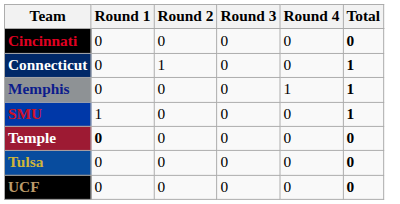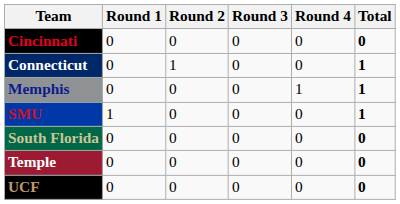+ row: (53, 138)
(98, 138) bold -> (110, 162) normal
- row: (26, 162)
